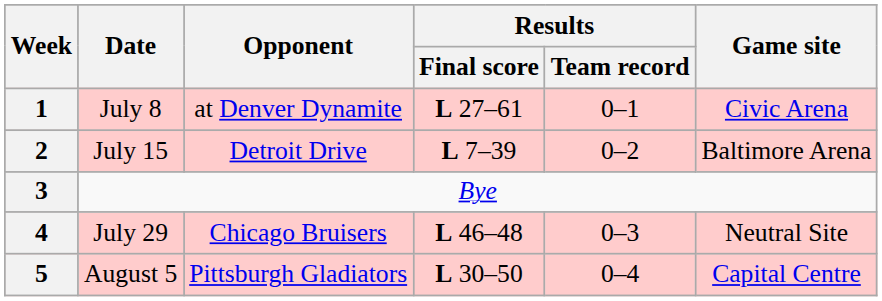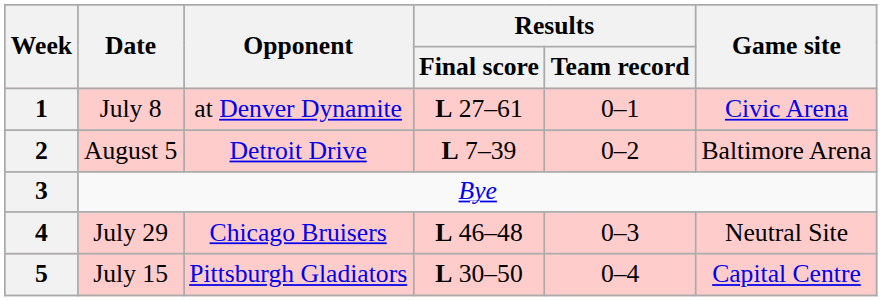(131, 149) July 15 -> (131, 149) August 5
(131, 274) August 5 -> (131, 274) July 15
